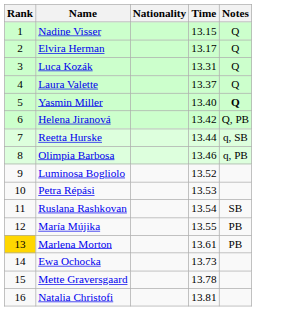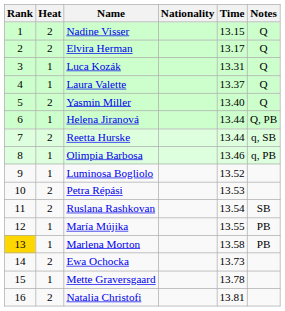+ column: (50, 13)
(235, 102) bold -> (264, 102) normal
(204, 119) 13.42 -> (232, 119) 13.44
(204, 244) 13.61 -> (232, 244) 13.58
